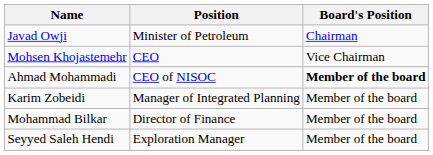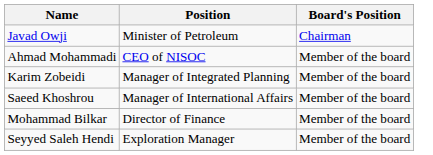- row: (67, 56)
(366, 77) bold -> (355, 56) normal
+ row: (51, 98)
